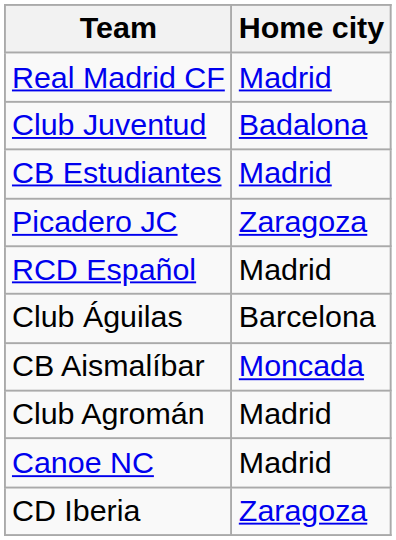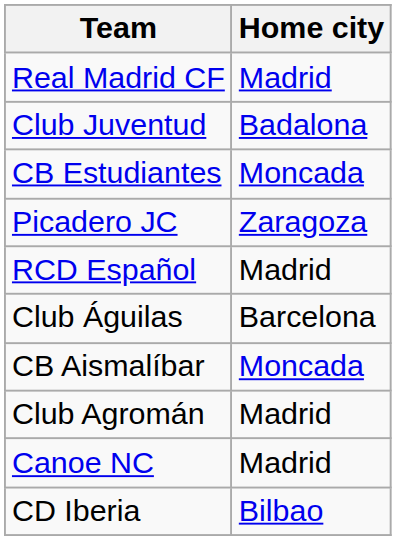(285, 173) Madrid -> (301, 173) Moncada
(303, 510) Zaragoza -> (281, 510) Bilbao
